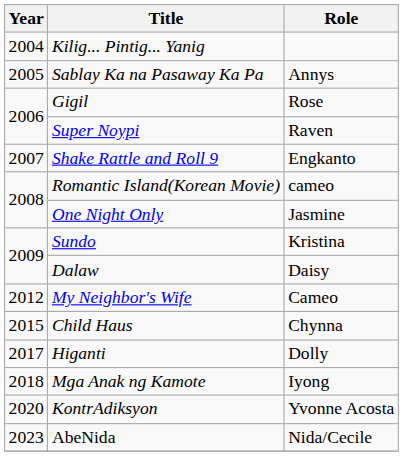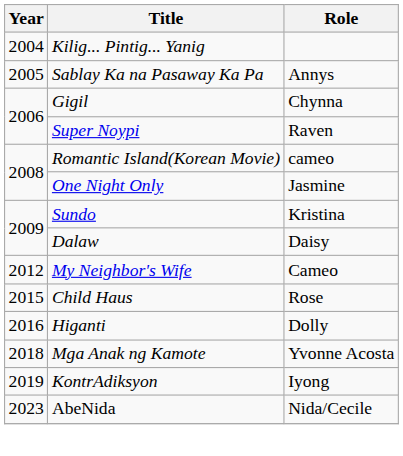(306, 102) Rose -> (316, 102) Chynna
- row: (135, 158)
(316, 325) Chynna -> (306, 297) Rose
(26, 353) 2017 -> (26, 325) 2016
(309, 381) Iyong -> (341, 353) Yvonne Acosta
(26, 409) 2020 -> (26, 381) 2019
(341, 409) Yvonne Acosta -> (309, 381) Iyong
